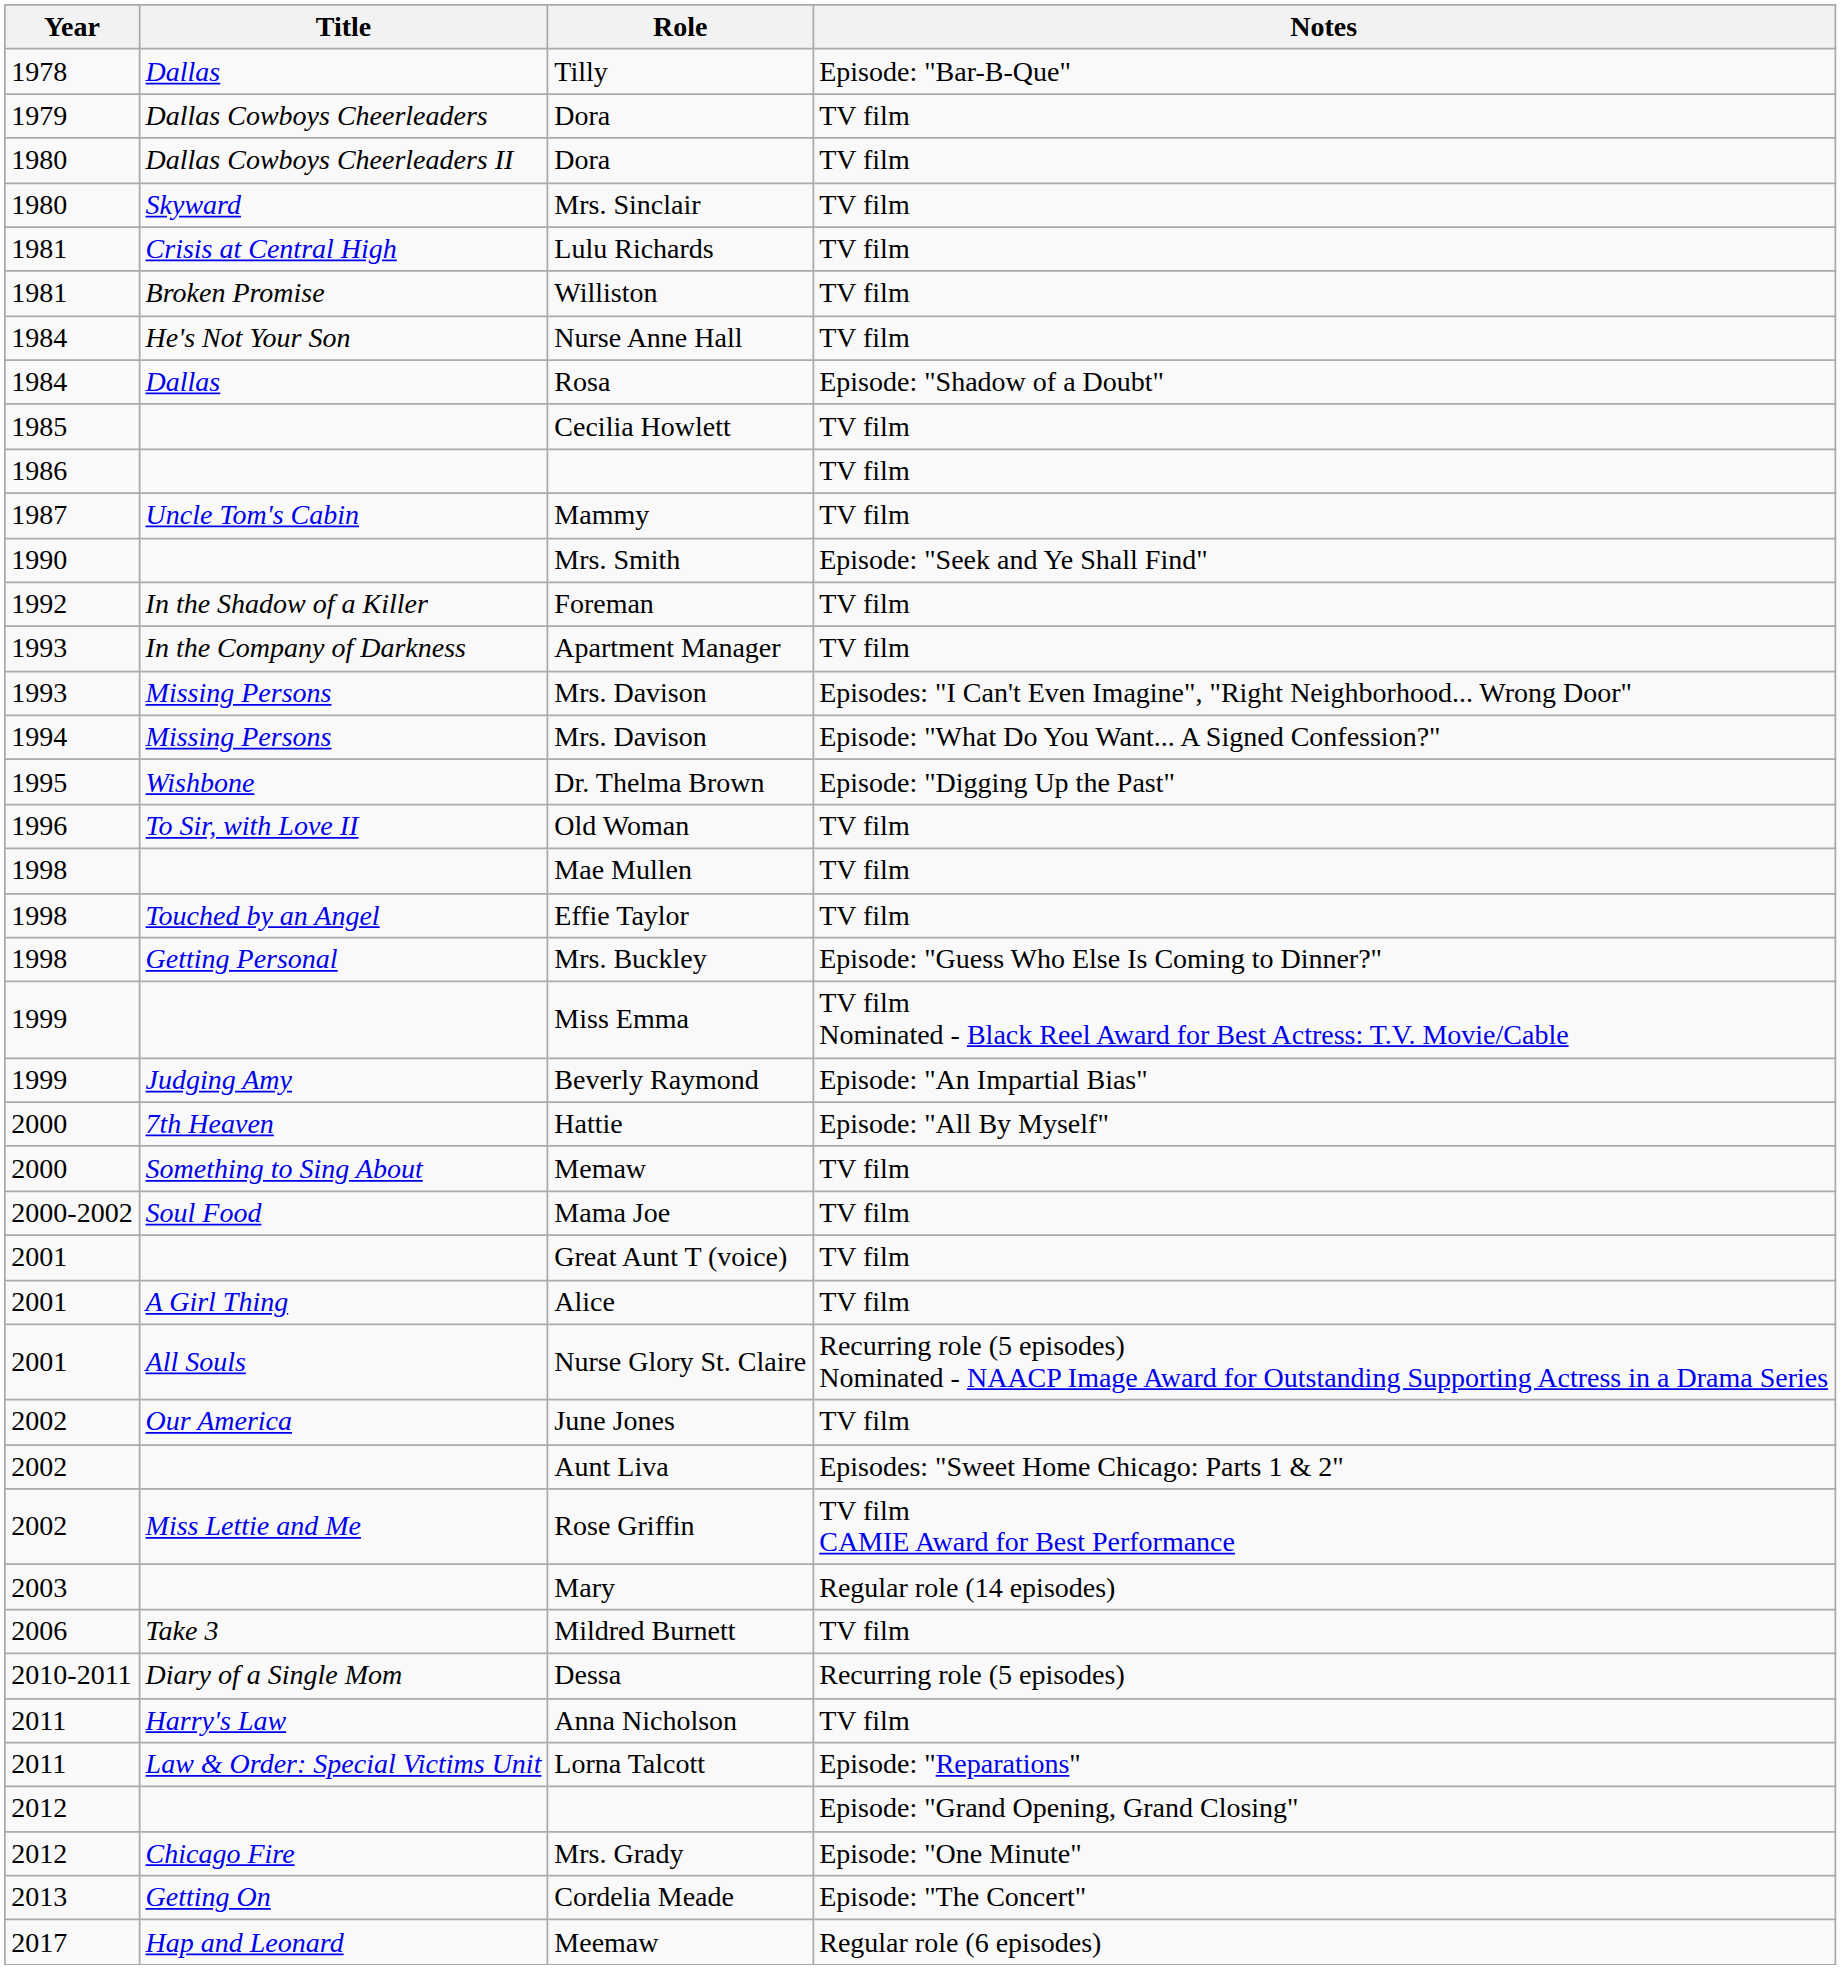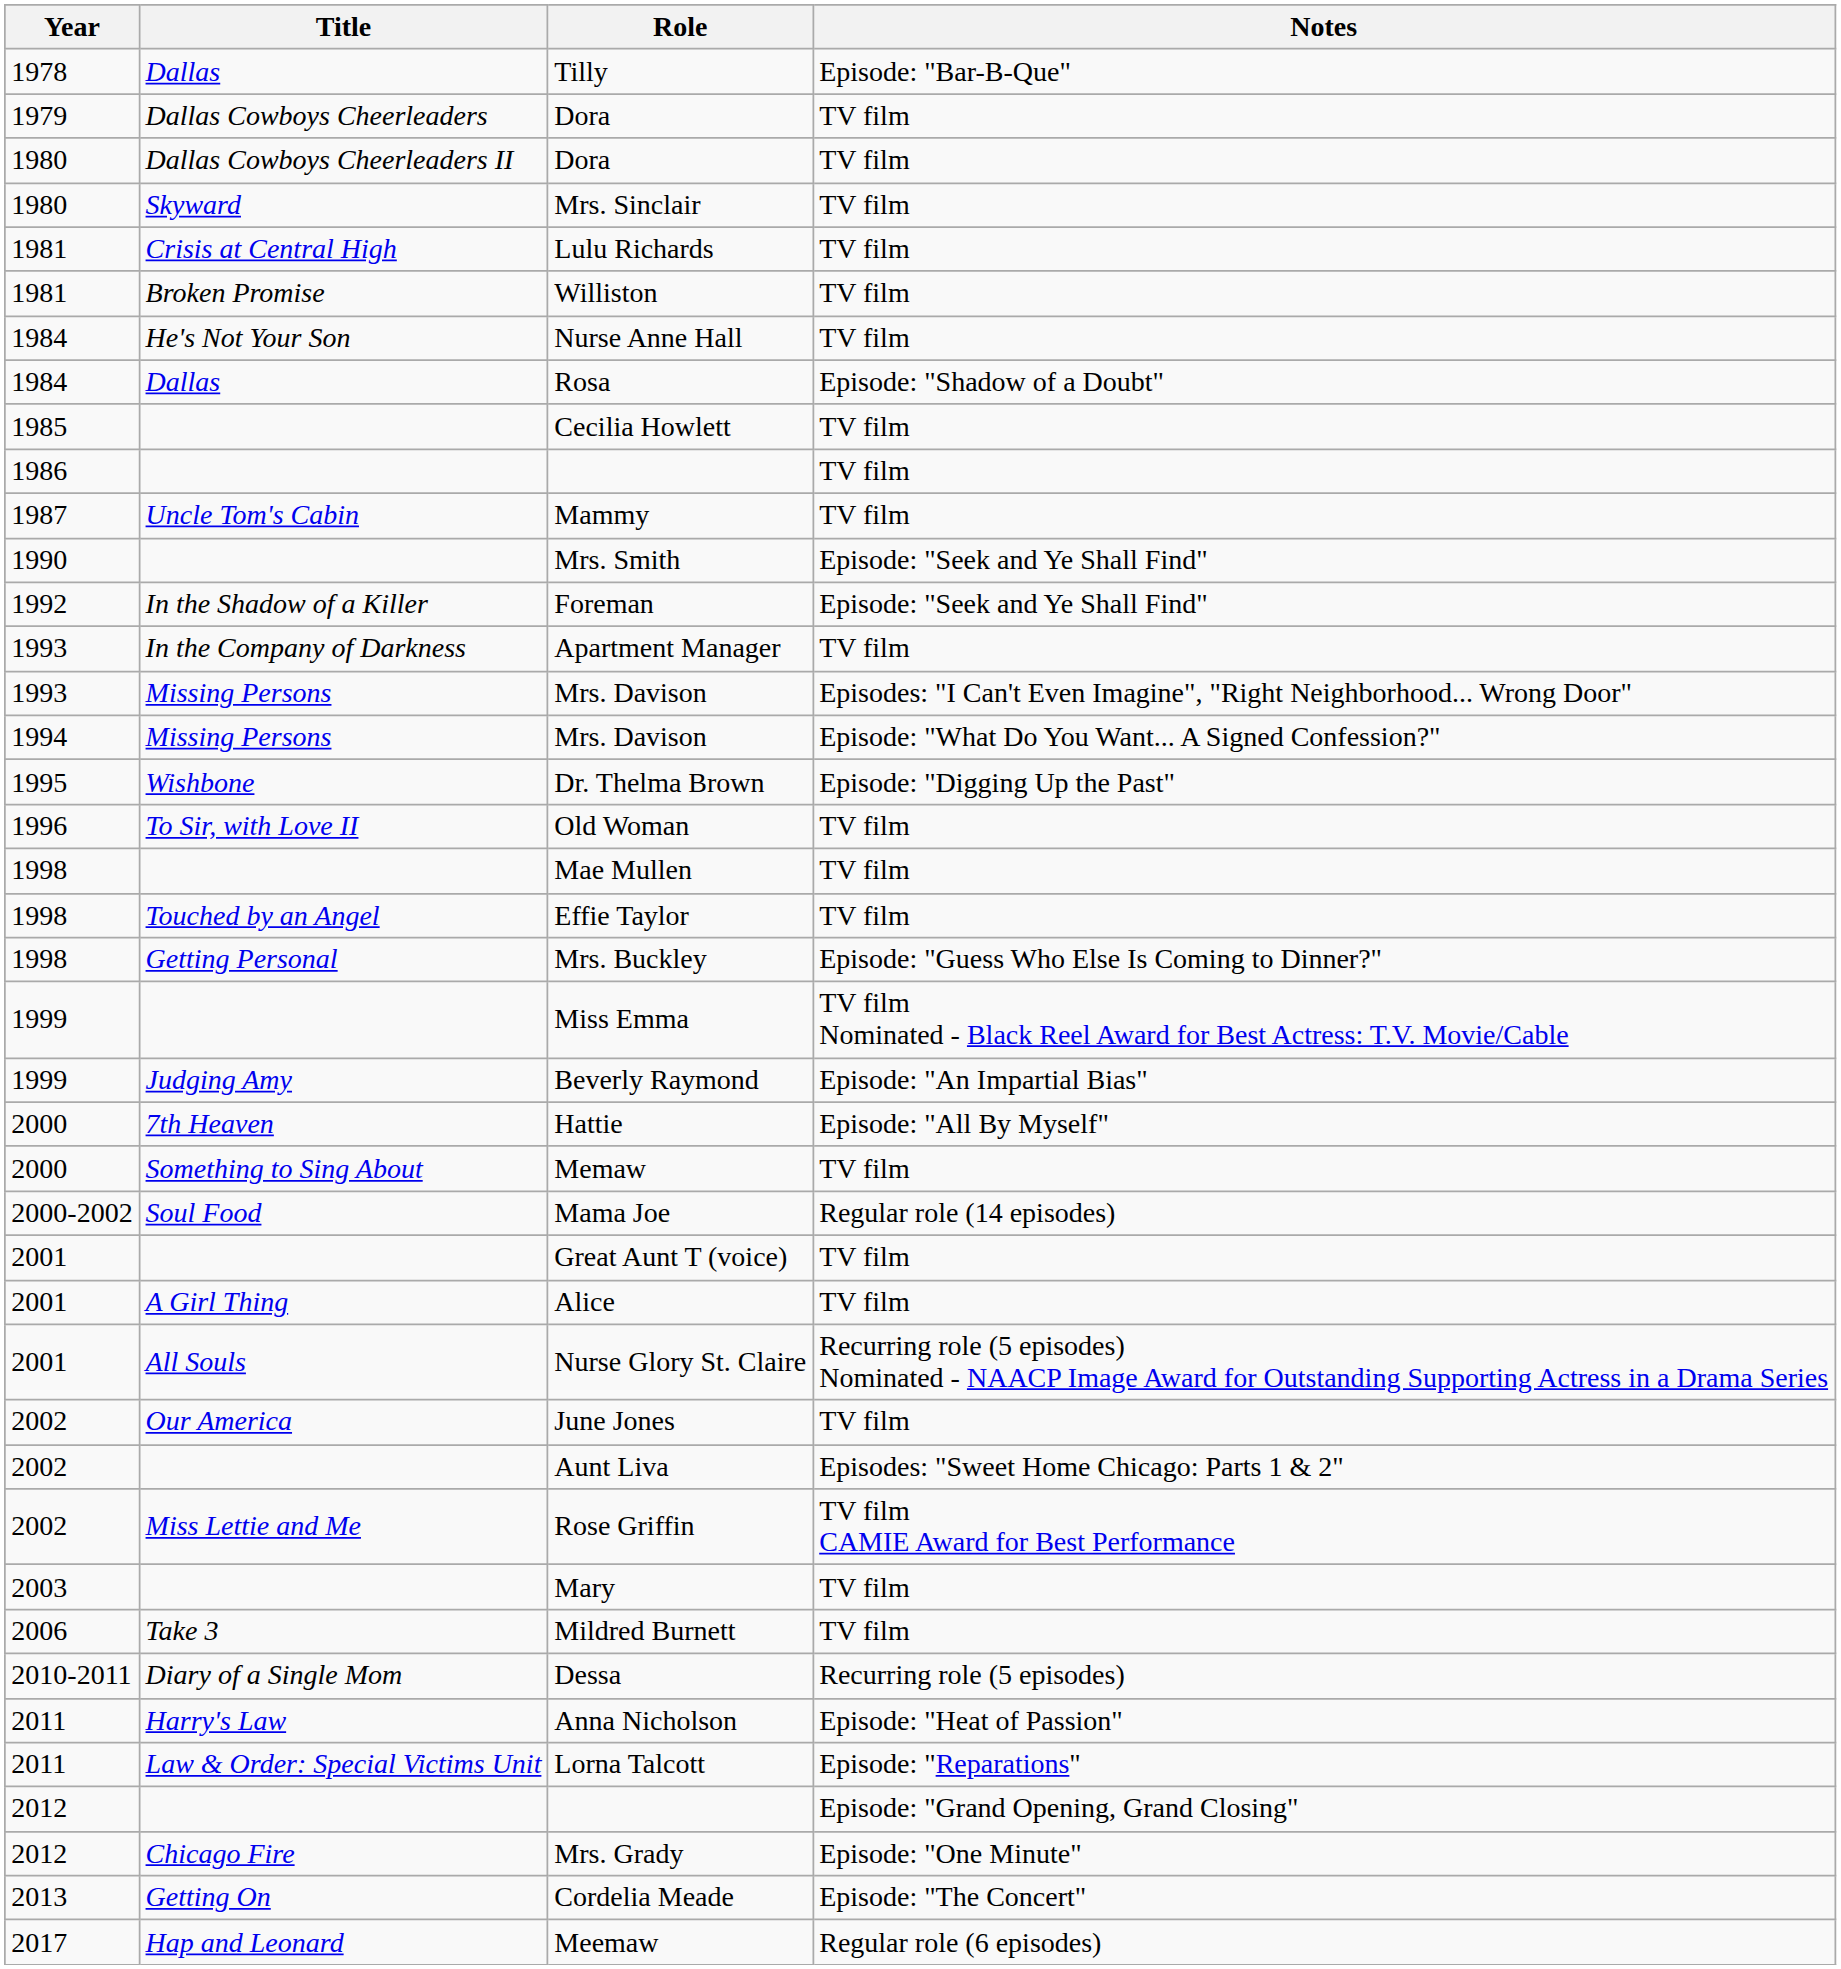(864, 603) TV film -> (1013, 603) Episode: "Seek and Ye Shall Find"
(864, 1212) TV film -> (967, 1212) Regular role (14 episodes)
(967, 1586) Regular role (14 episodes) -> (864, 1586) TV film
(864, 1719) TV film -> (971, 1719) Episode: "Heat of Passion"
